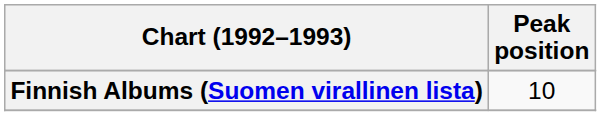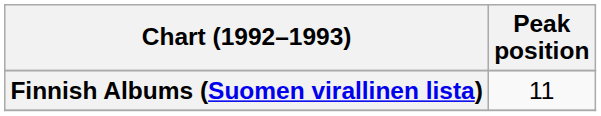(542, 90) 10 -> (542, 90) 11
